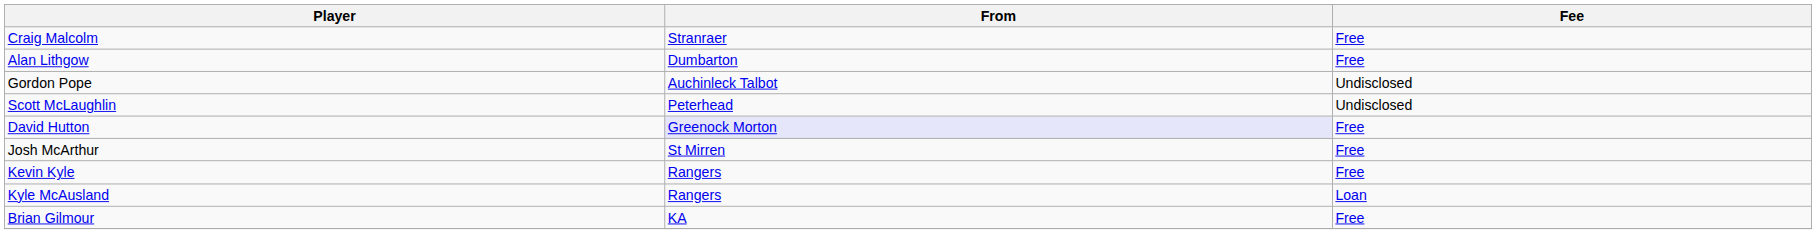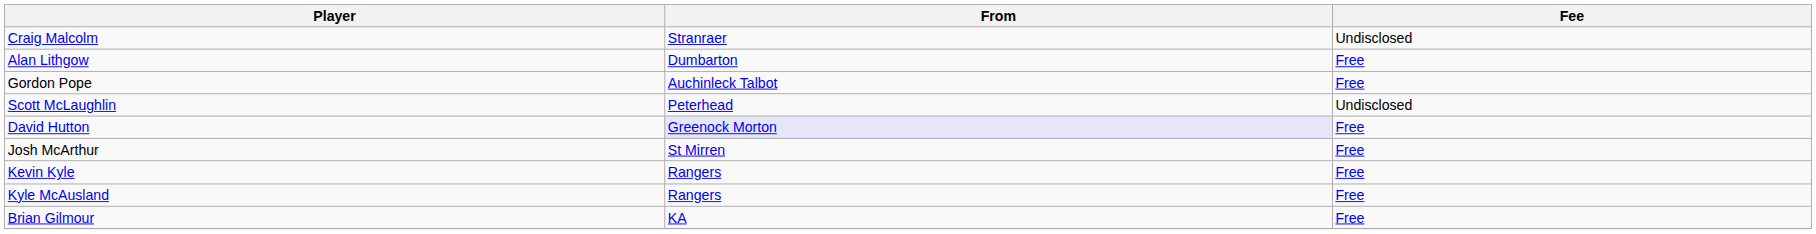(1350, 38) Free -> (1374, 38) Undisclosed
(1374, 83) Undisclosed -> (1350, 83) Free
(1351, 195) Loan -> (1350, 195) Free
